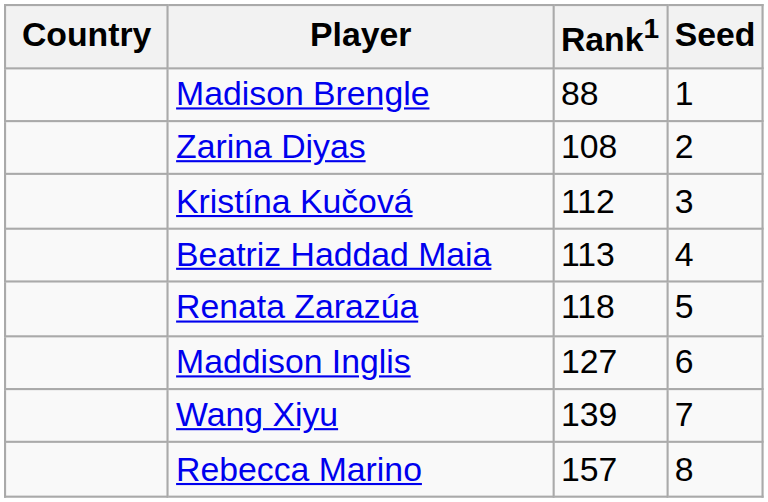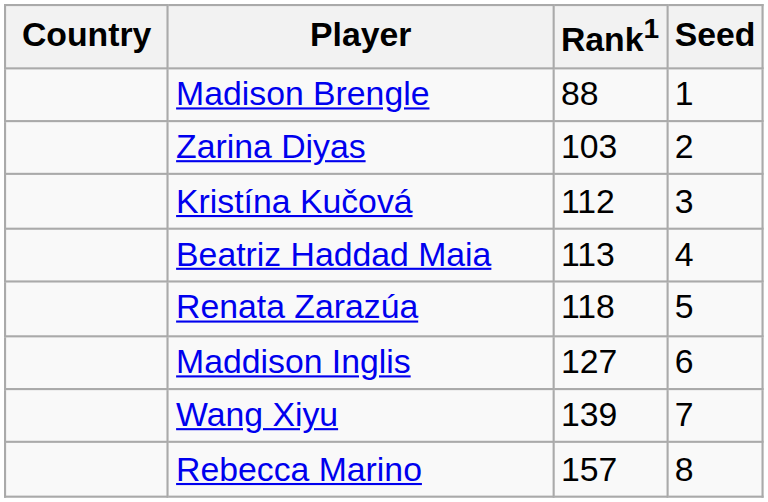(589, 147) 108 -> (589, 147) 103
